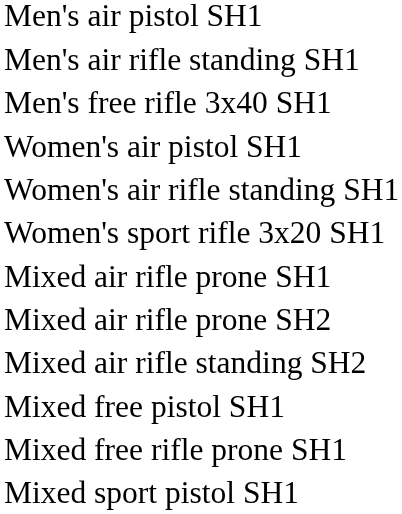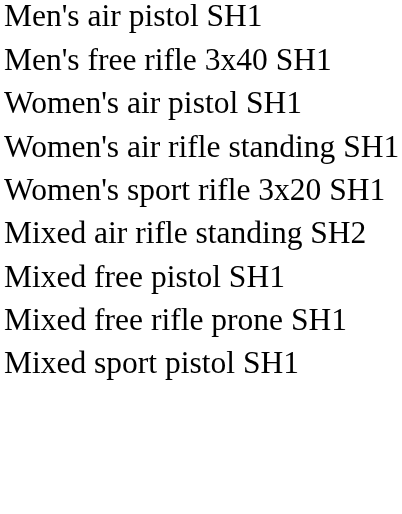- row: (182, 59)
- row: (168, 276)
- row: (168, 319)
